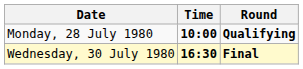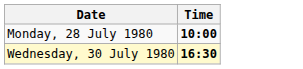- column: (259, 14)
